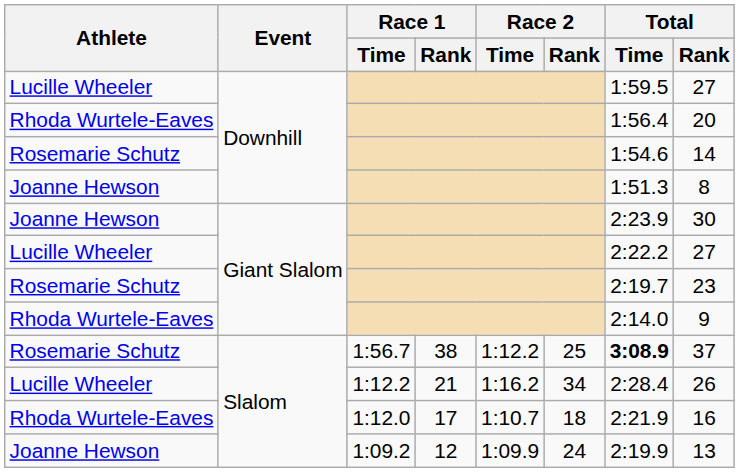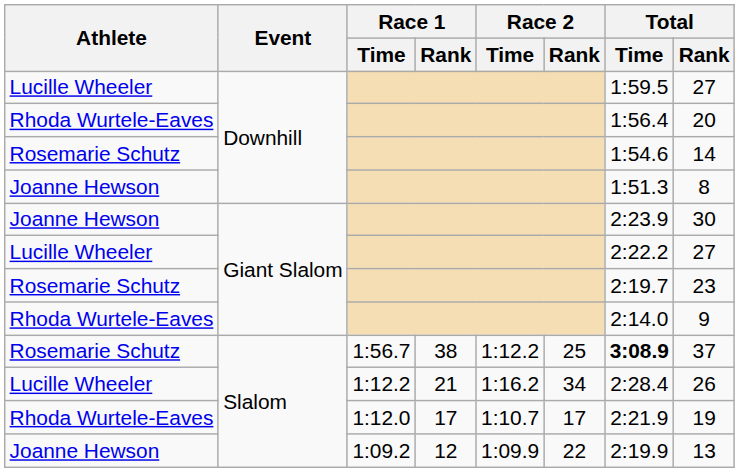(574, 417) 18 -> (574, 417) 17
(704, 417) 16 -> (704, 417) 19
(574, 450) 24 -> (574, 450) 22
